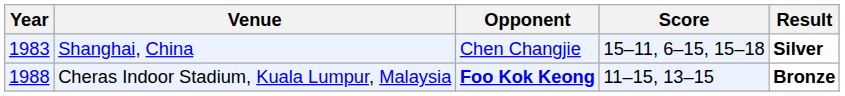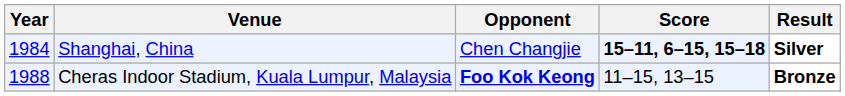(29, 48) 1983 -> (29, 48) 1984
(684, 48) normal -> (684, 48) bold
